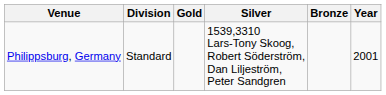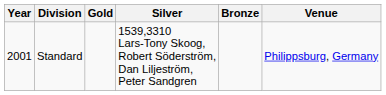columns swapped: (366, 13) <-> (64, 13)
